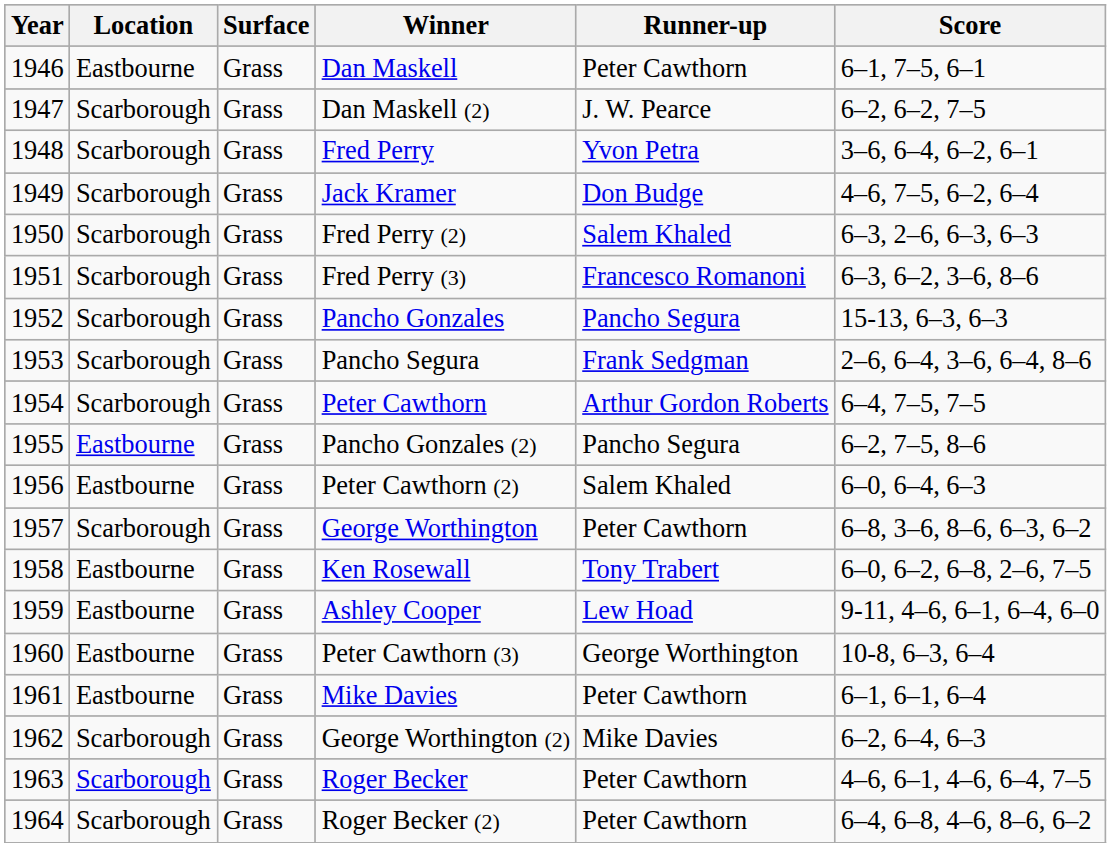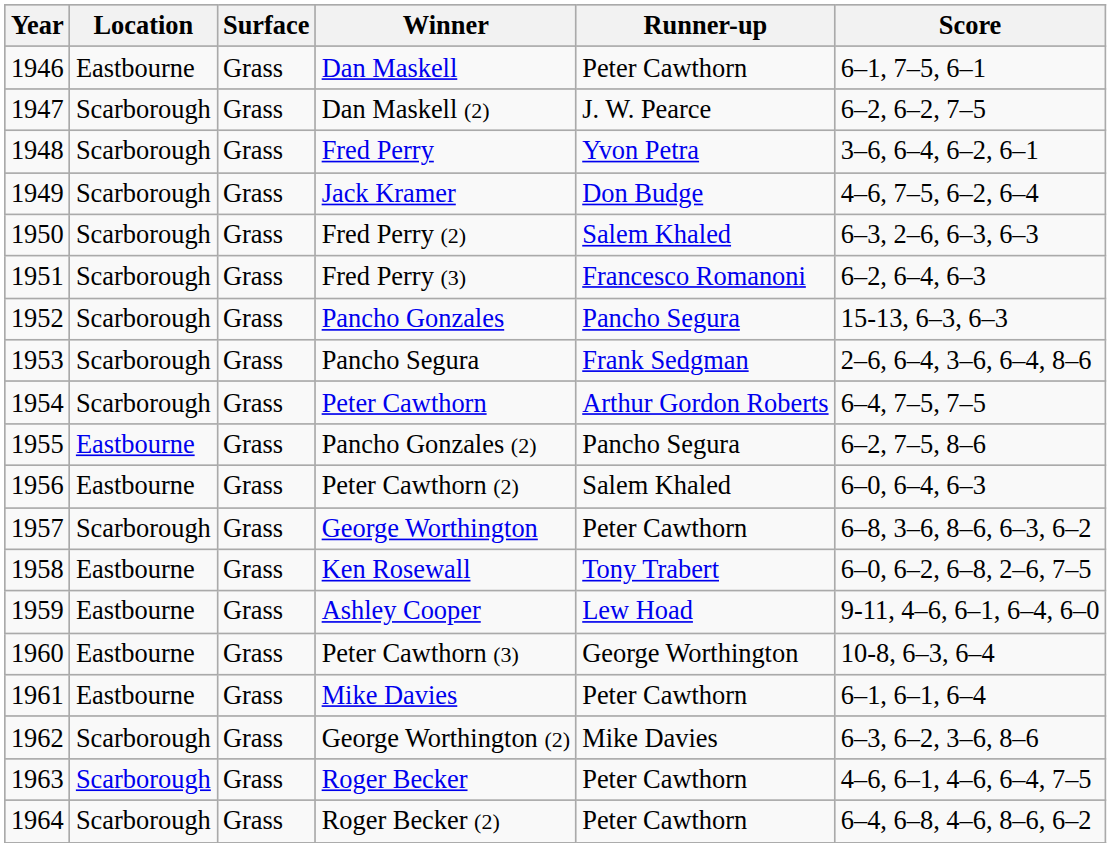(940, 276) 6–3, 6–2, 3–6, 8–6 -> (913, 276) 6–2, 6–4, 6–3
(913, 737) 6–2, 6–4, 6–3 -> (940, 737) 6–3, 6–2, 3–6, 8–6
